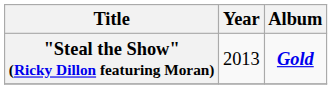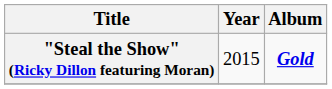(241, 58) 2013 -> (241, 58) 2015
